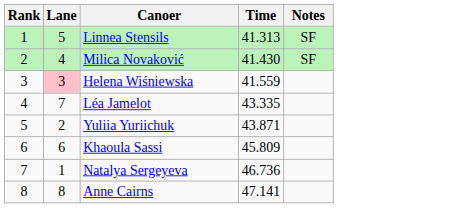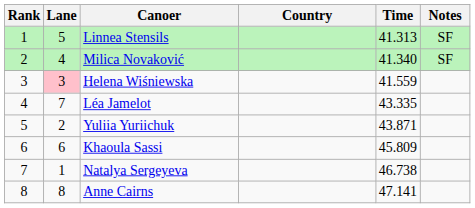+ column: (307, 15)
(261, 59) 41.430 -> (398, 59) 41.340
(261, 170) 46.736 -> (398, 170) 46.738
